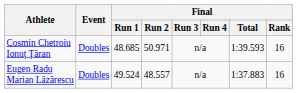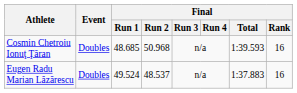(157, 49) 50.971 -> (157, 49) 50.968
(157, 75) 48.557 -> (157, 75) 48.537
